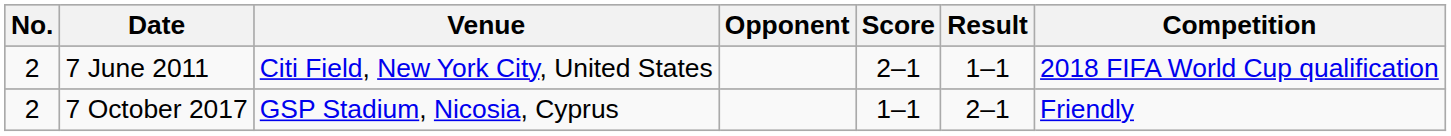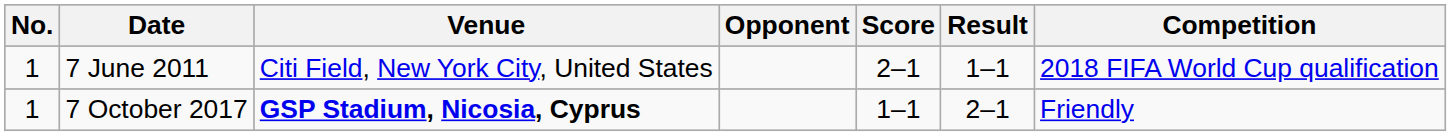(32, 67) 2 -> (32, 67) 1
(32, 109) 2 -> (32, 109) 1
(439, 109) normal -> (450, 109) bold
